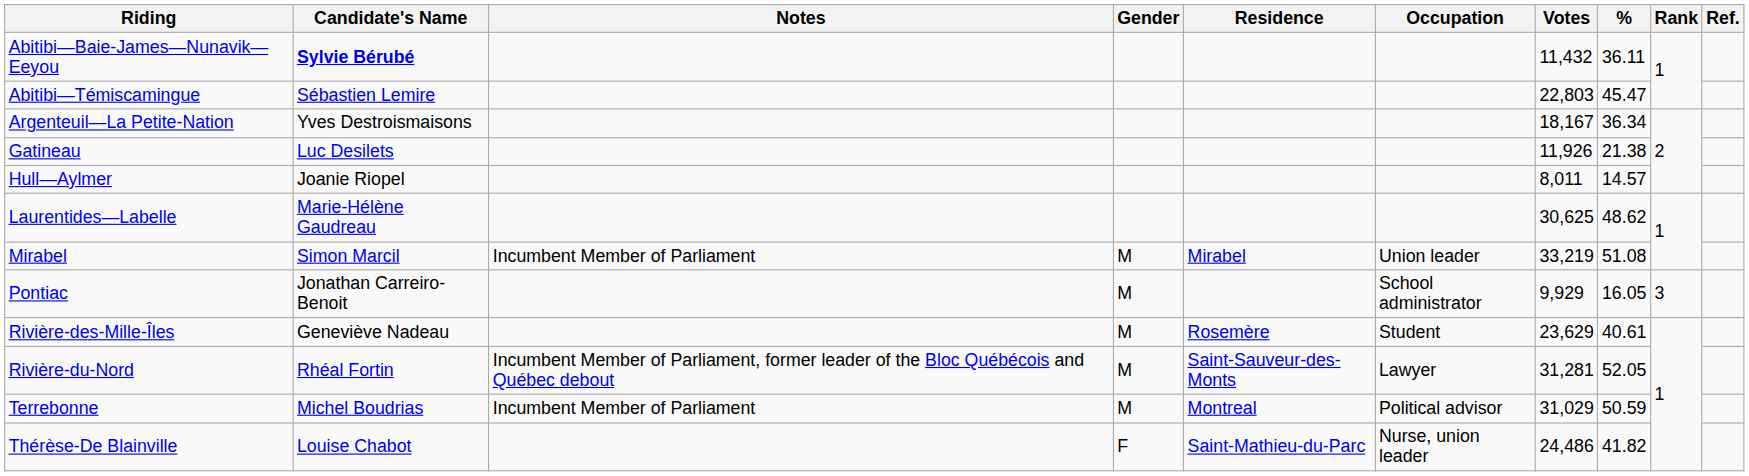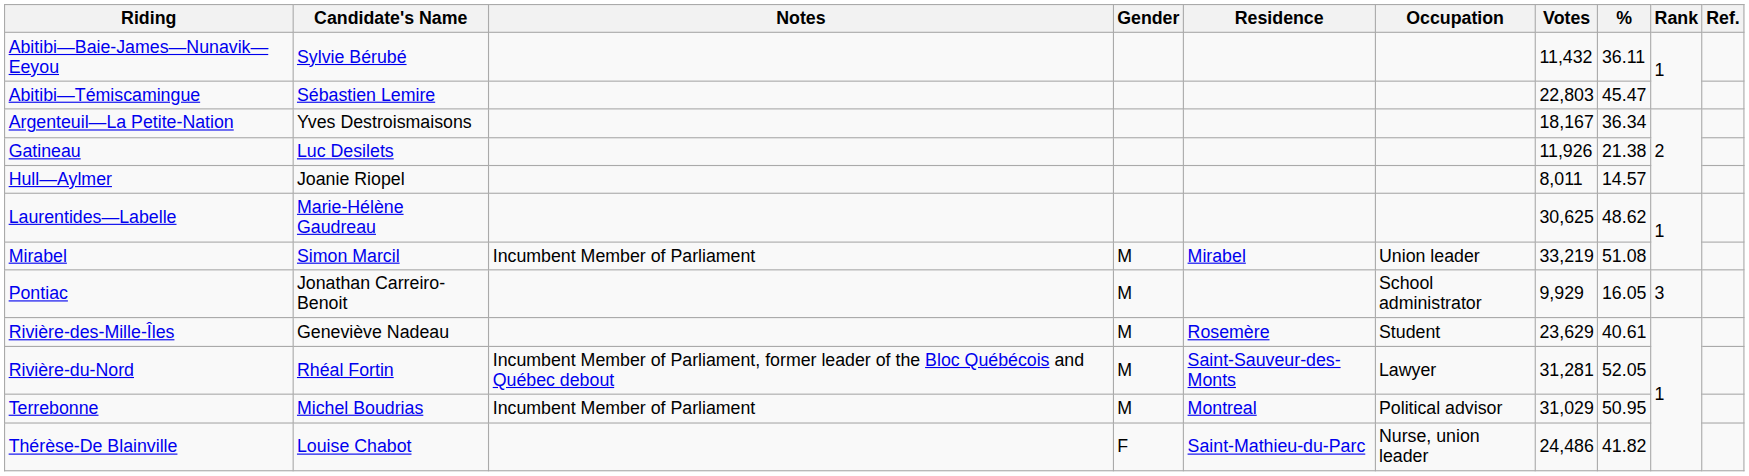(356, 56) bold -> (352, 56) normal
(1624, 408) 50.59 -> (1624, 408) 50.95
